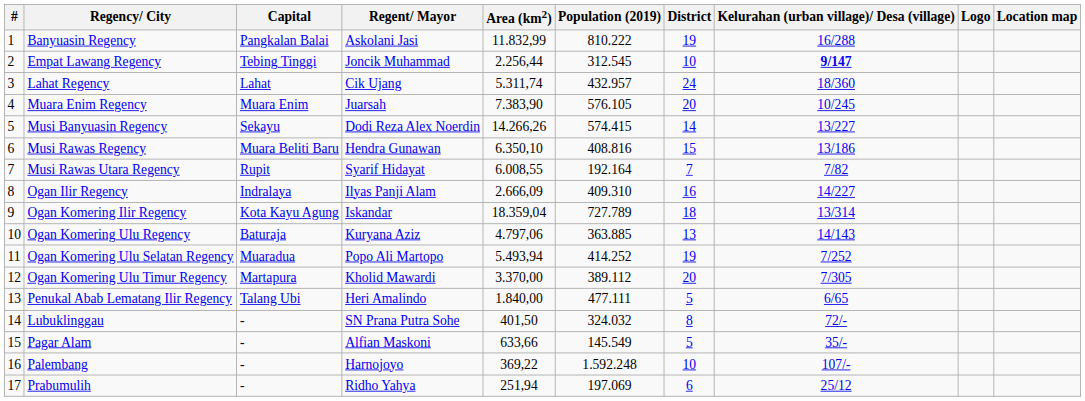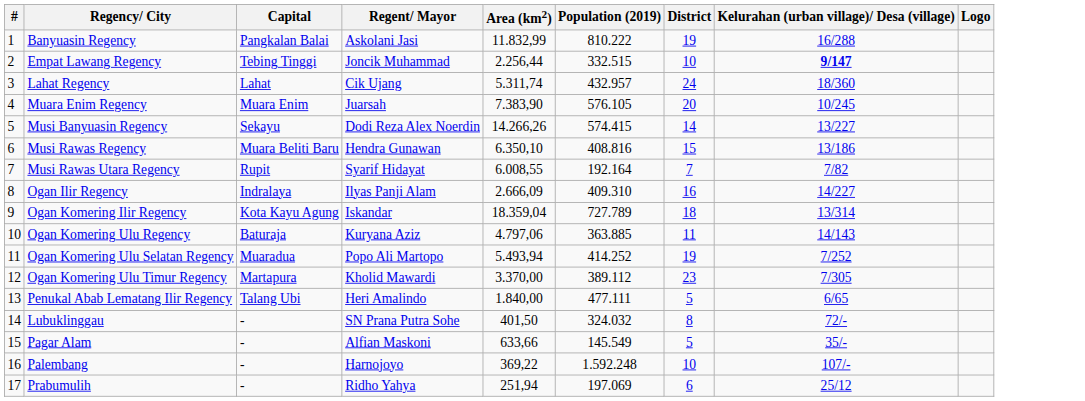- column: (1037, 17)
(610, 62) 312.545 -> (610, 62) 332.515
(689, 234) 13 -> (689, 234) 11
(689, 277) 20 -> (689, 277) 23
